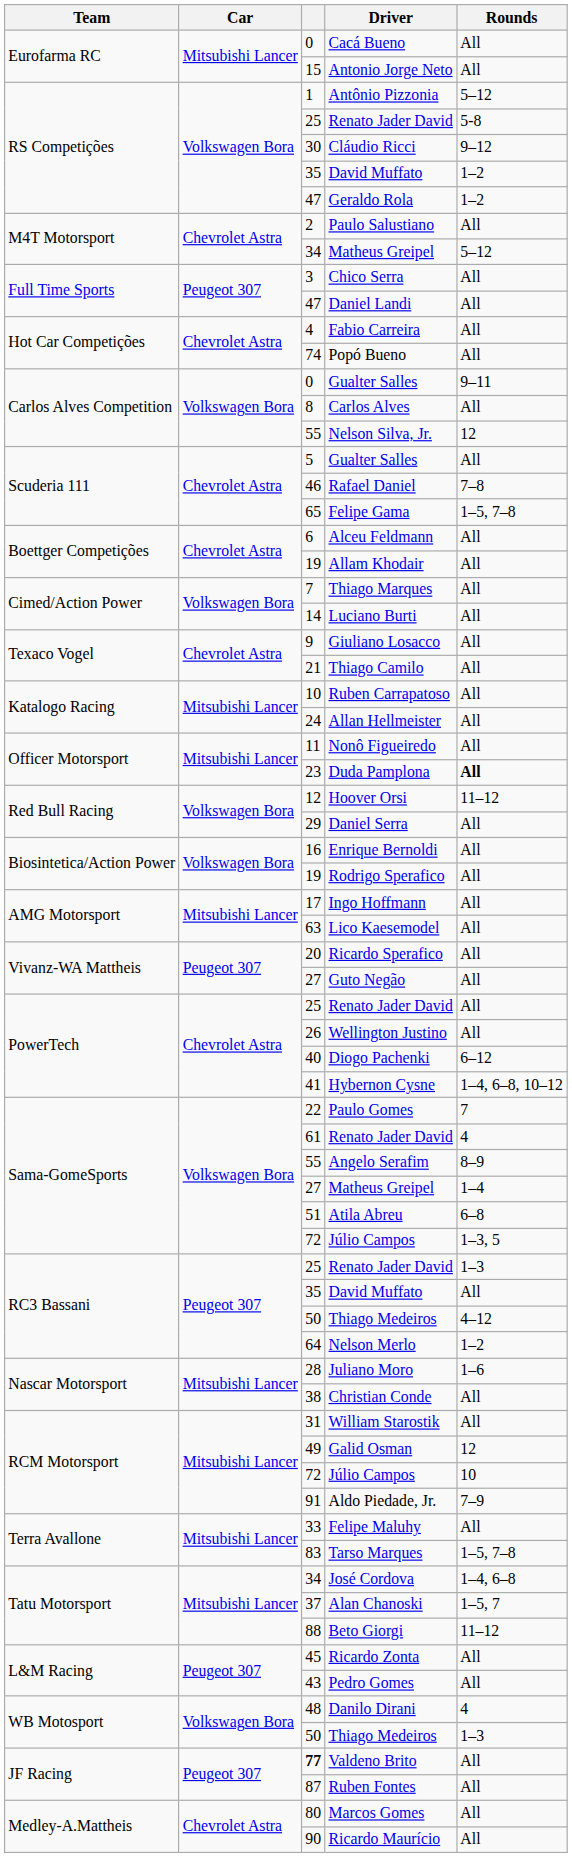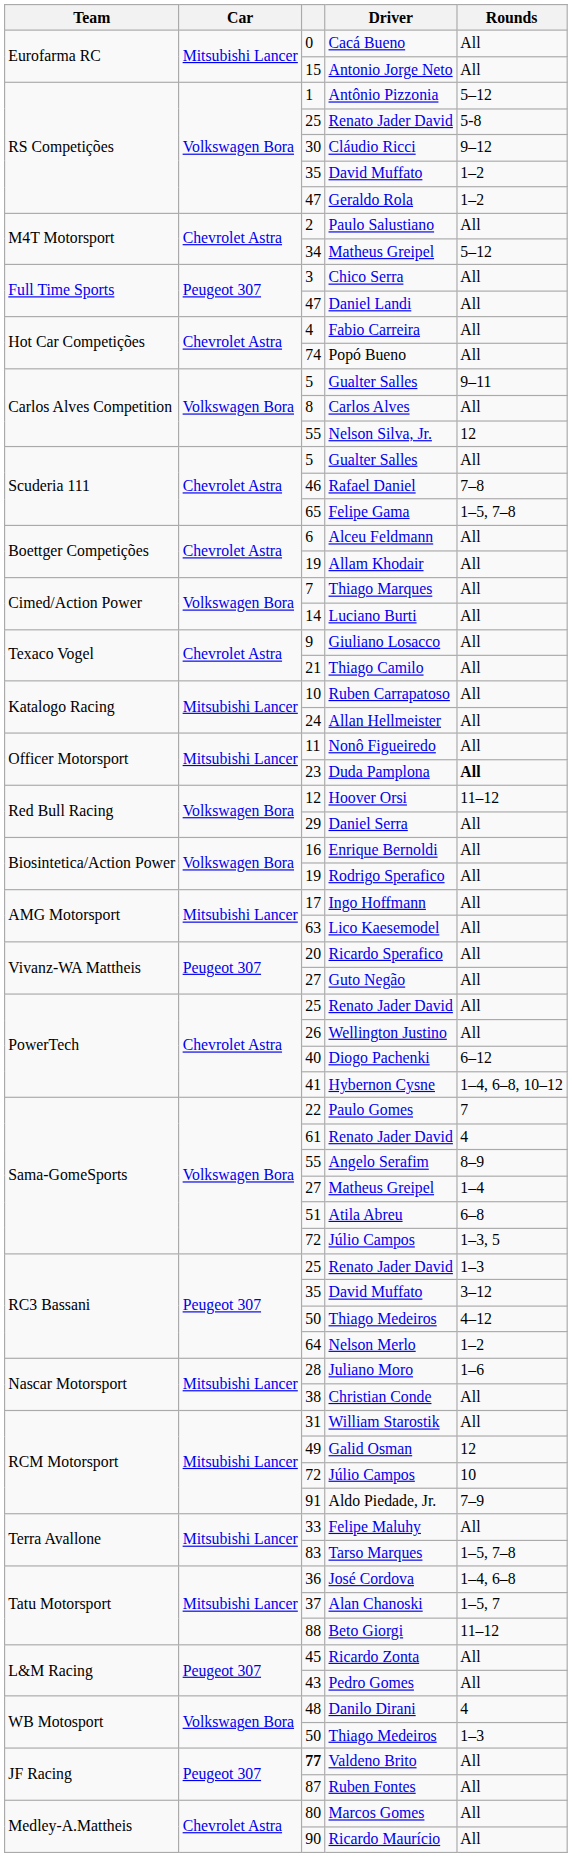(309, 381) 0 -> (309, 381) 5
(470, 1292) All -> (476, 1292) 3–12
(313, 1578) 34 -> (313, 1578) 36
